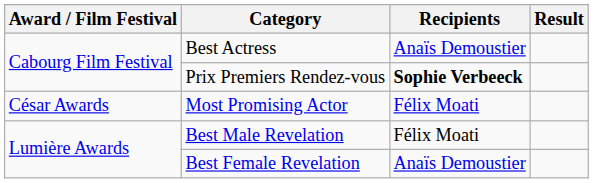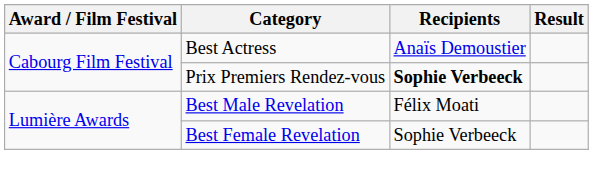- row: (267, 105)
(460, 163) Anaïs Demoustier -> (455, 134) Sophie Verbeeck
